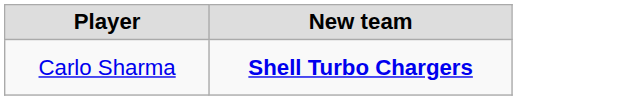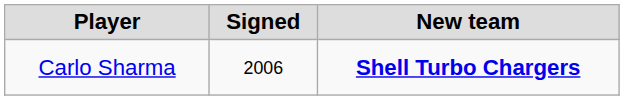+ column: (263, 22)
